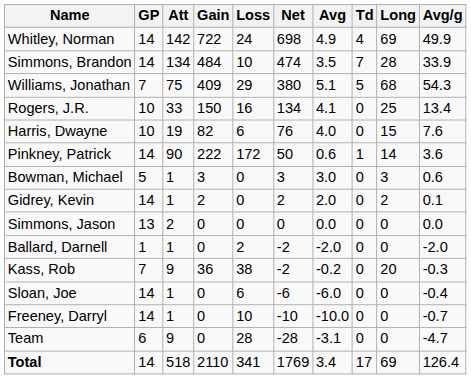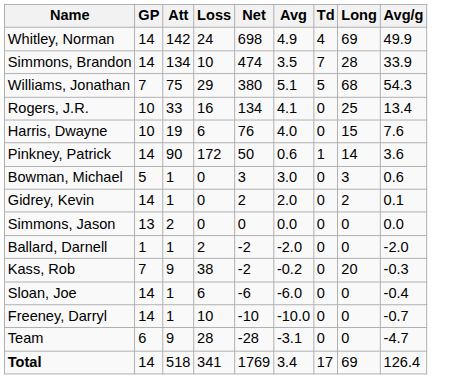- column: (213, 16)
